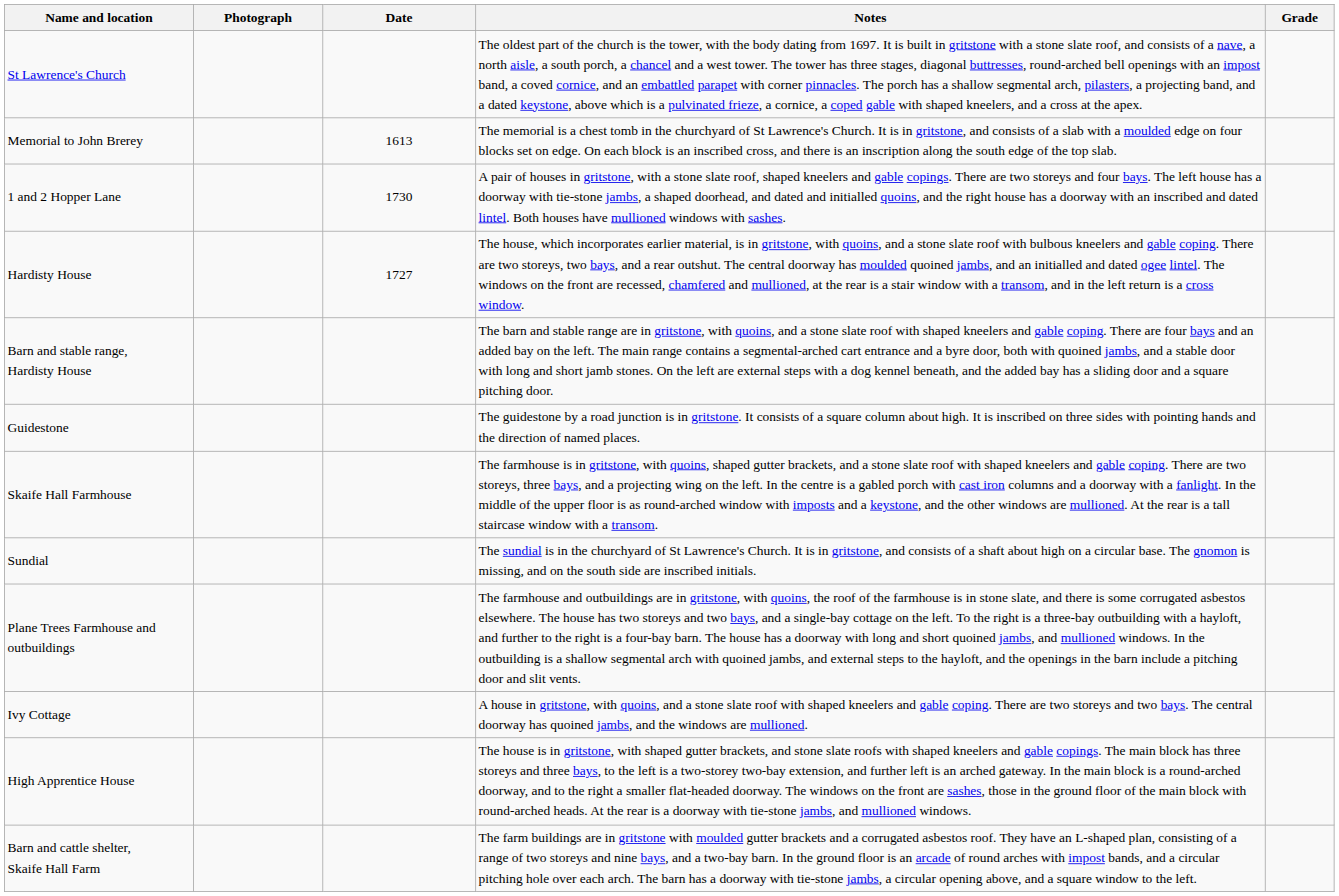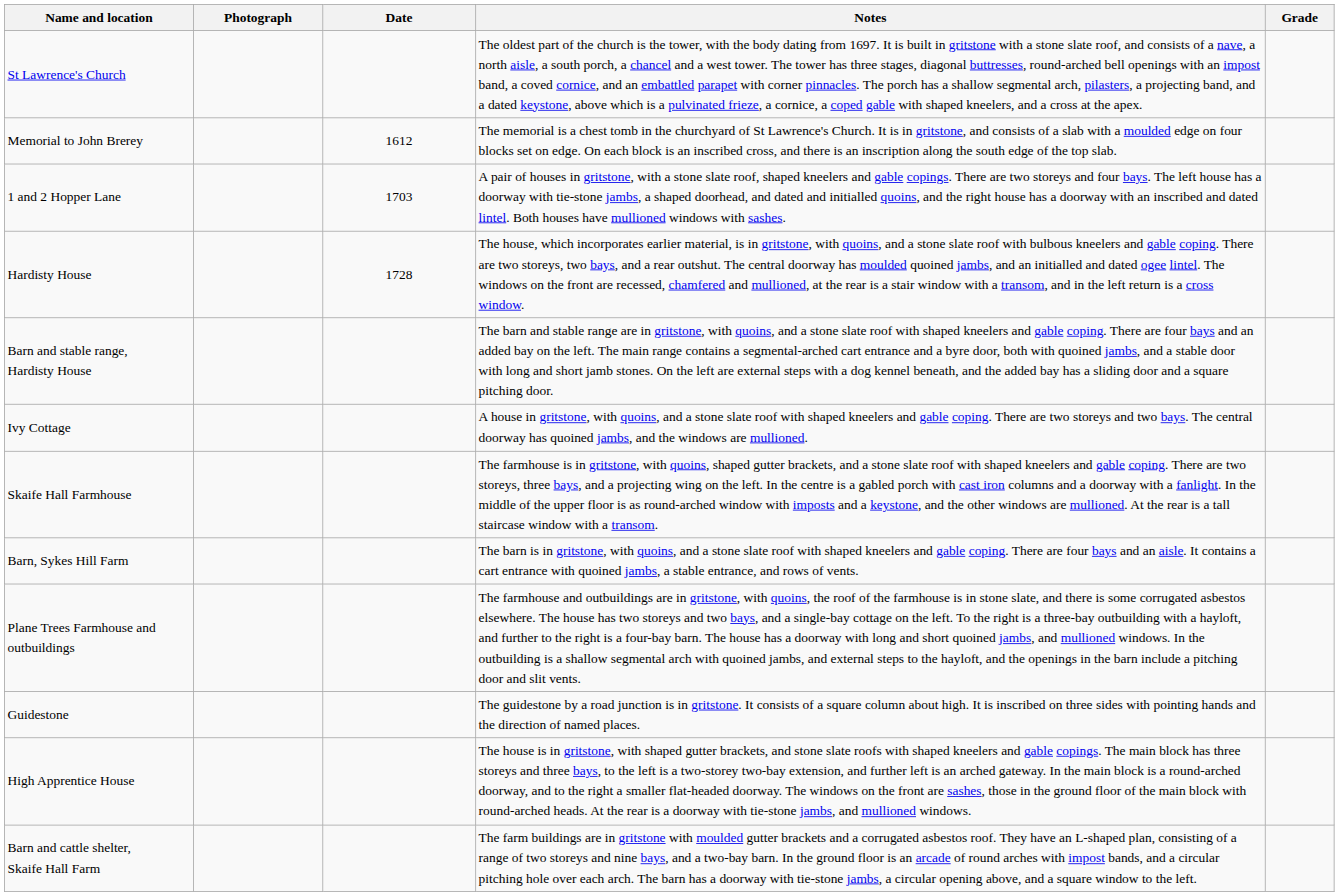(399, 140) 1613 -> (399, 140) 1612
(399, 197) 1730 -> (399, 197) 1703
(399, 274) 1727 -> (399, 274) 1728
rows swapped: (39, 714) <-> (38, 427)
+ row: (68, 561)
- row: (28, 561)
